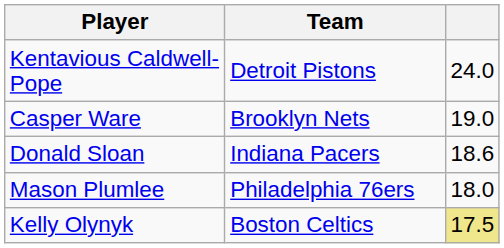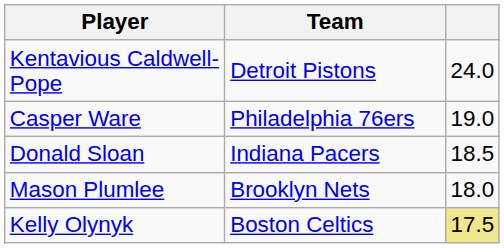(300, 118) Brooklyn Nets -> (322, 118) Philadelphia 76ers
(472, 154) 18.6 -> (472, 154) 18.5
(322, 189) Philadelphia 76ers -> (300, 189) Brooklyn Nets
